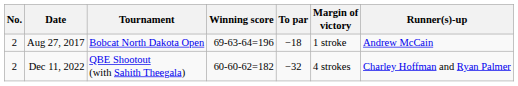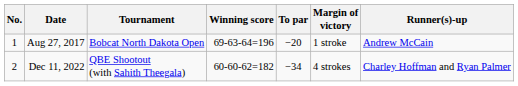(14, 43) 2 -> (14, 43) 1
(293, 43) −18 -> (293, 43) −20
(293, 66) −32 -> (293, 66) −34
